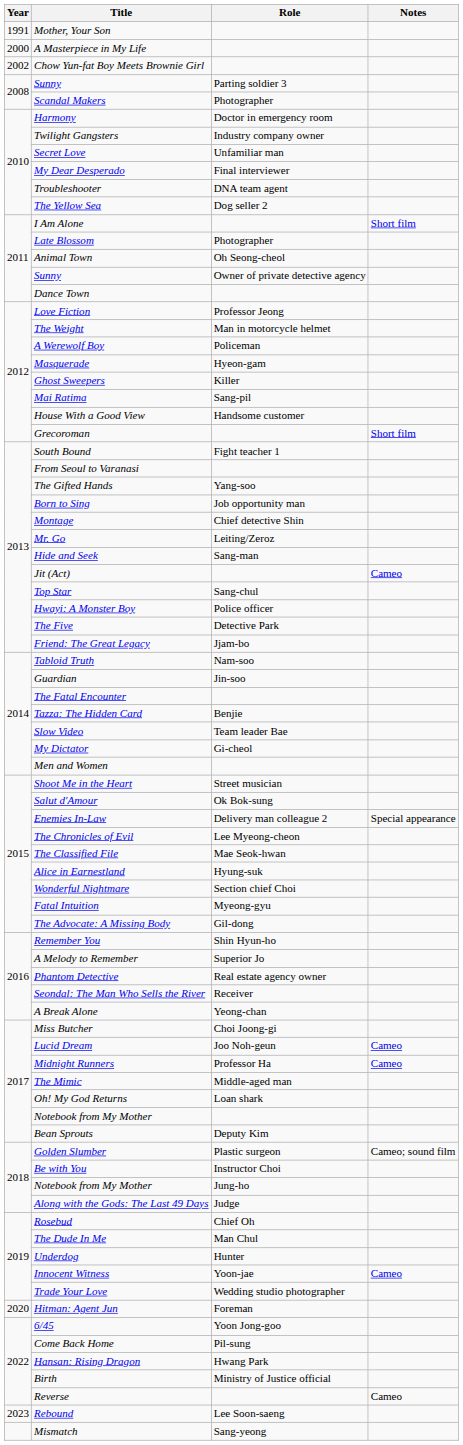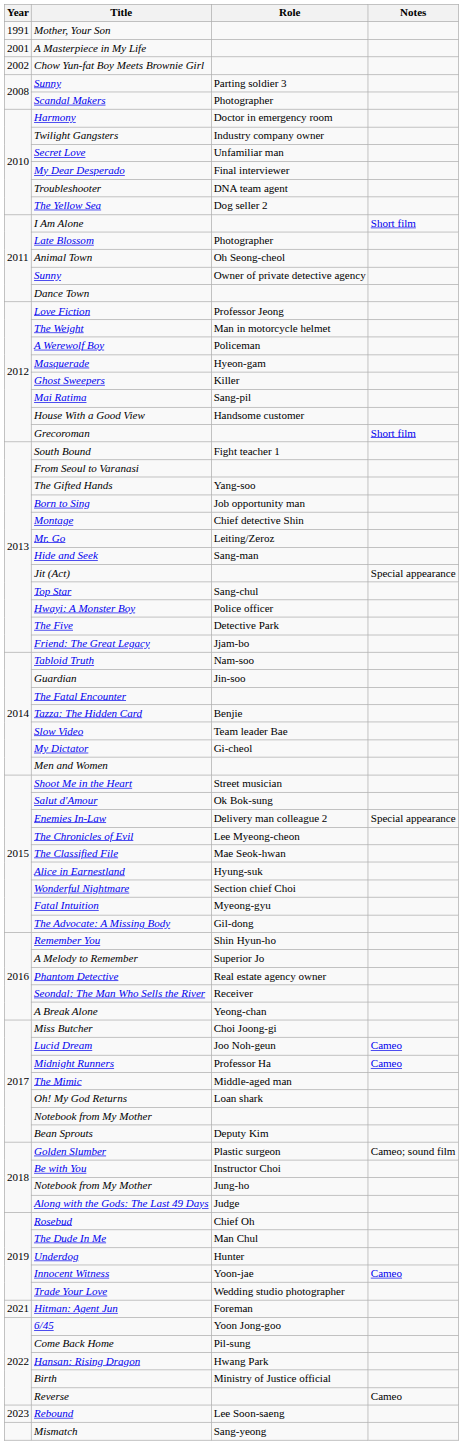(18, 48) 2000 -> (18, 48) 2001
(386, 573) Cameo -> (413, 573) Special appearance
(18, 1308) 2020 -> (18, 1308) 2021
